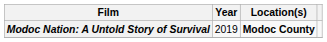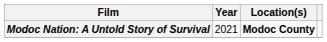(226, 29) 2019 -> (226, 29) 2021
